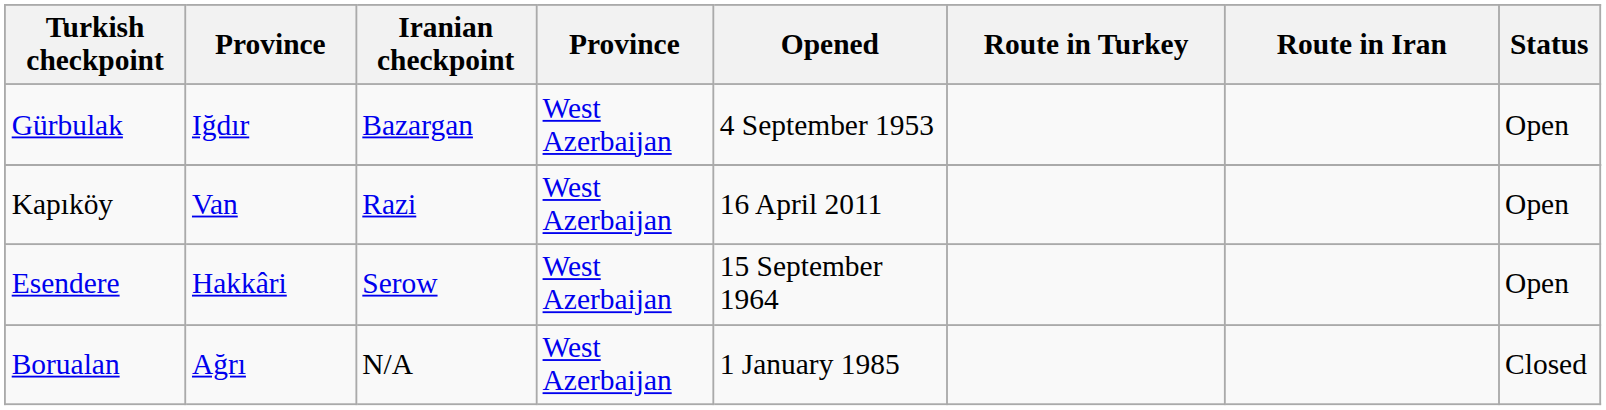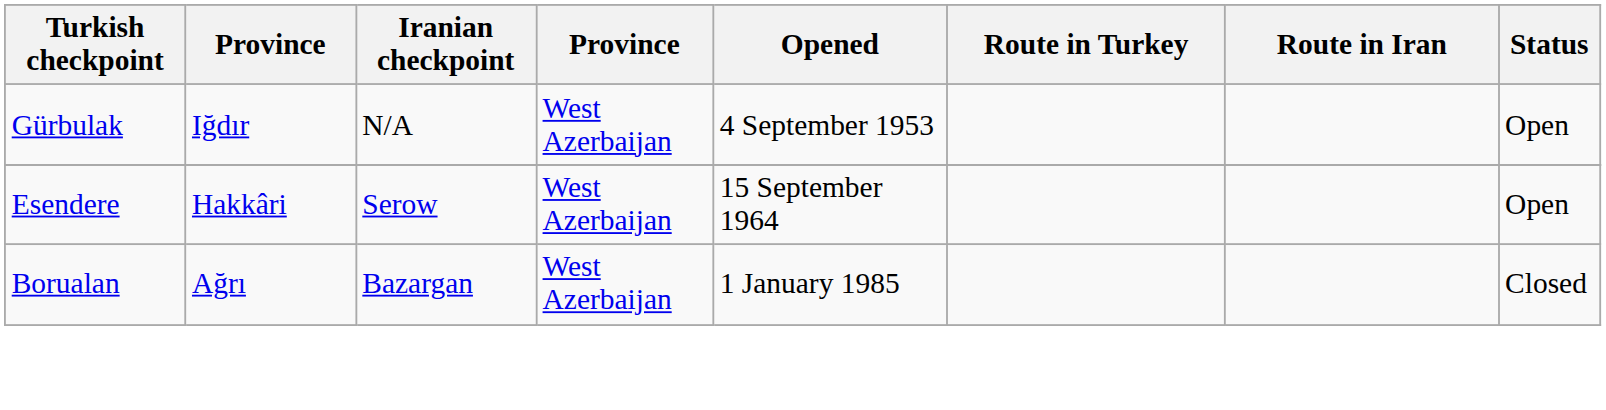(418, 124) Bazargan -> (388, 124) N/A
- row: (62, 204)
(388, 363) N/A -> (418, 283) Bazargan
